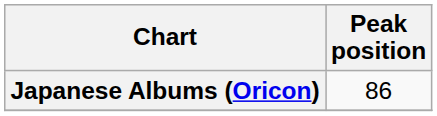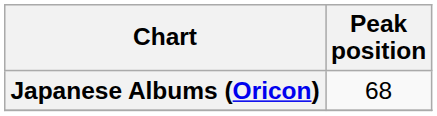(379, 90) 86 -> (379, 90) 68
